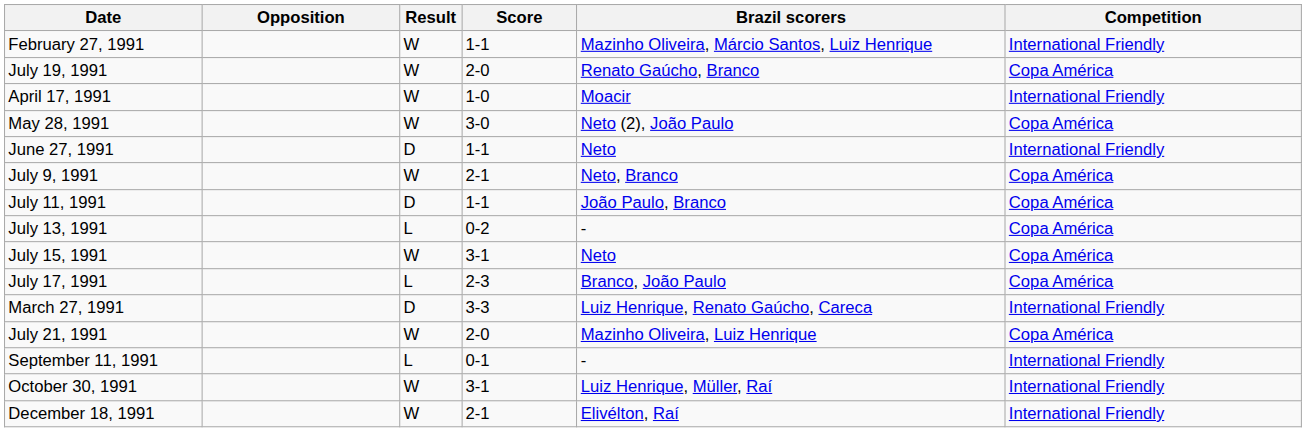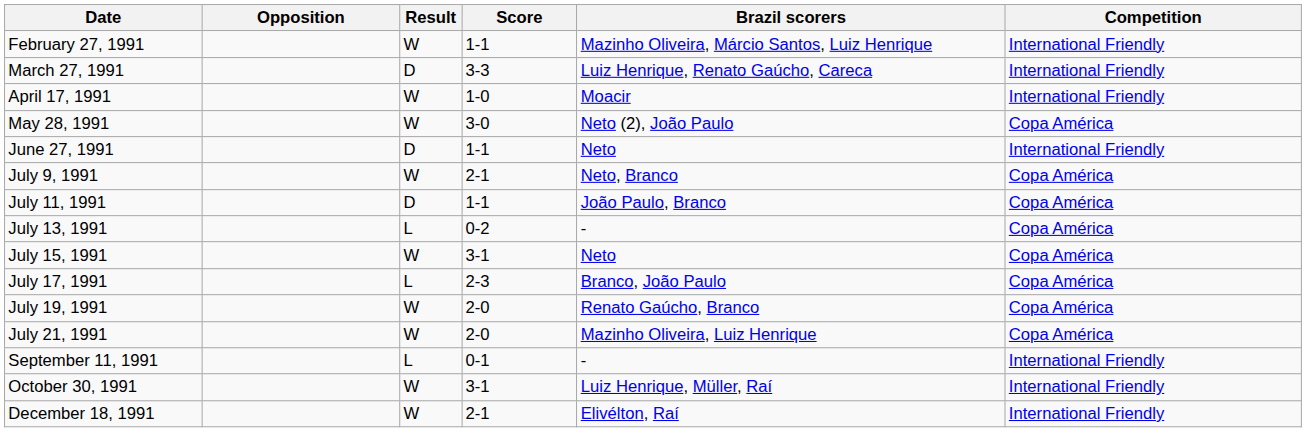rows swapped: (66, 307) <-> (58, 70)
